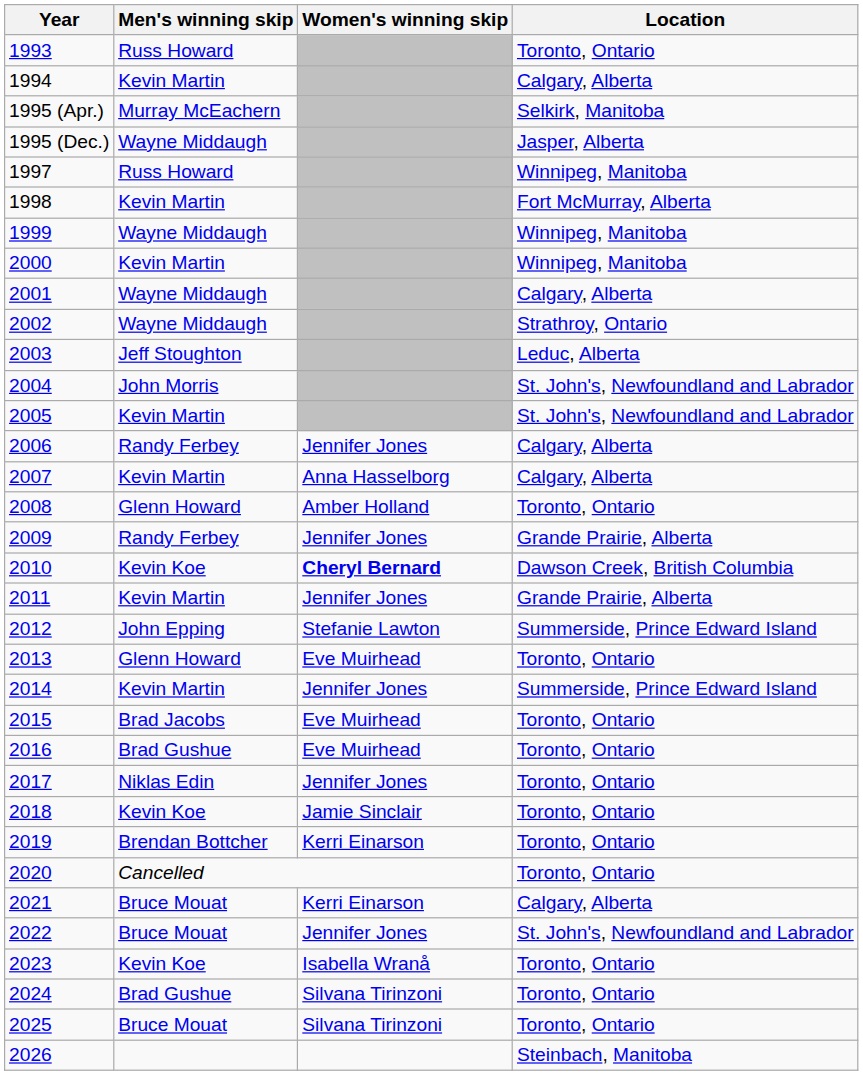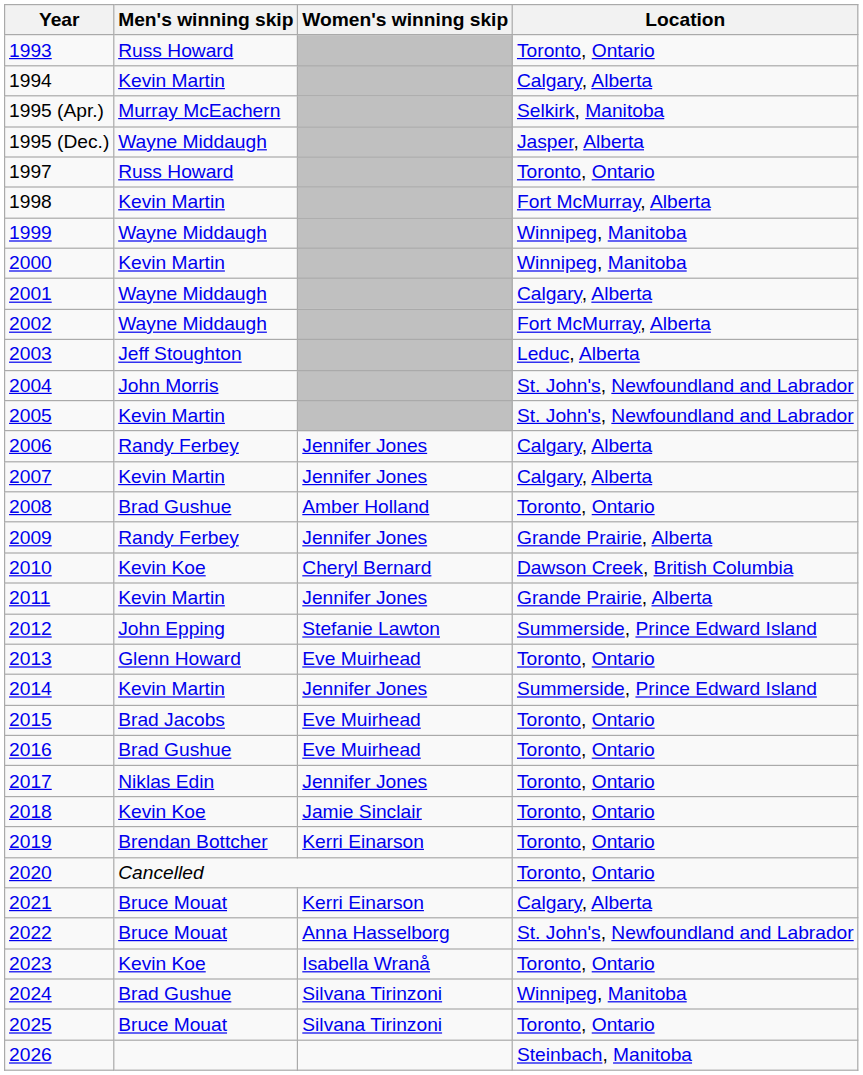(602, 171) Winnipeg, Manitoba -> (586, 171) Toronto, Ontario
(592, 324) Strathroy, Ontario -> (614, 324) Fort McMurray, Alberta
(376, 476) Anna Hasselborg -> (365, 476) Jennifer Jones
(180, 506) Glenn Howard -> (175, 506) Brad Gushue
(372, 567) bold -> (367, 567) normal
(365, 933) Jennifer Jones -> (376, 933) Anna Hasselborg
(586, 994) Toronto, Ontario -> (602, 994) Winnipeg, Manitoba
